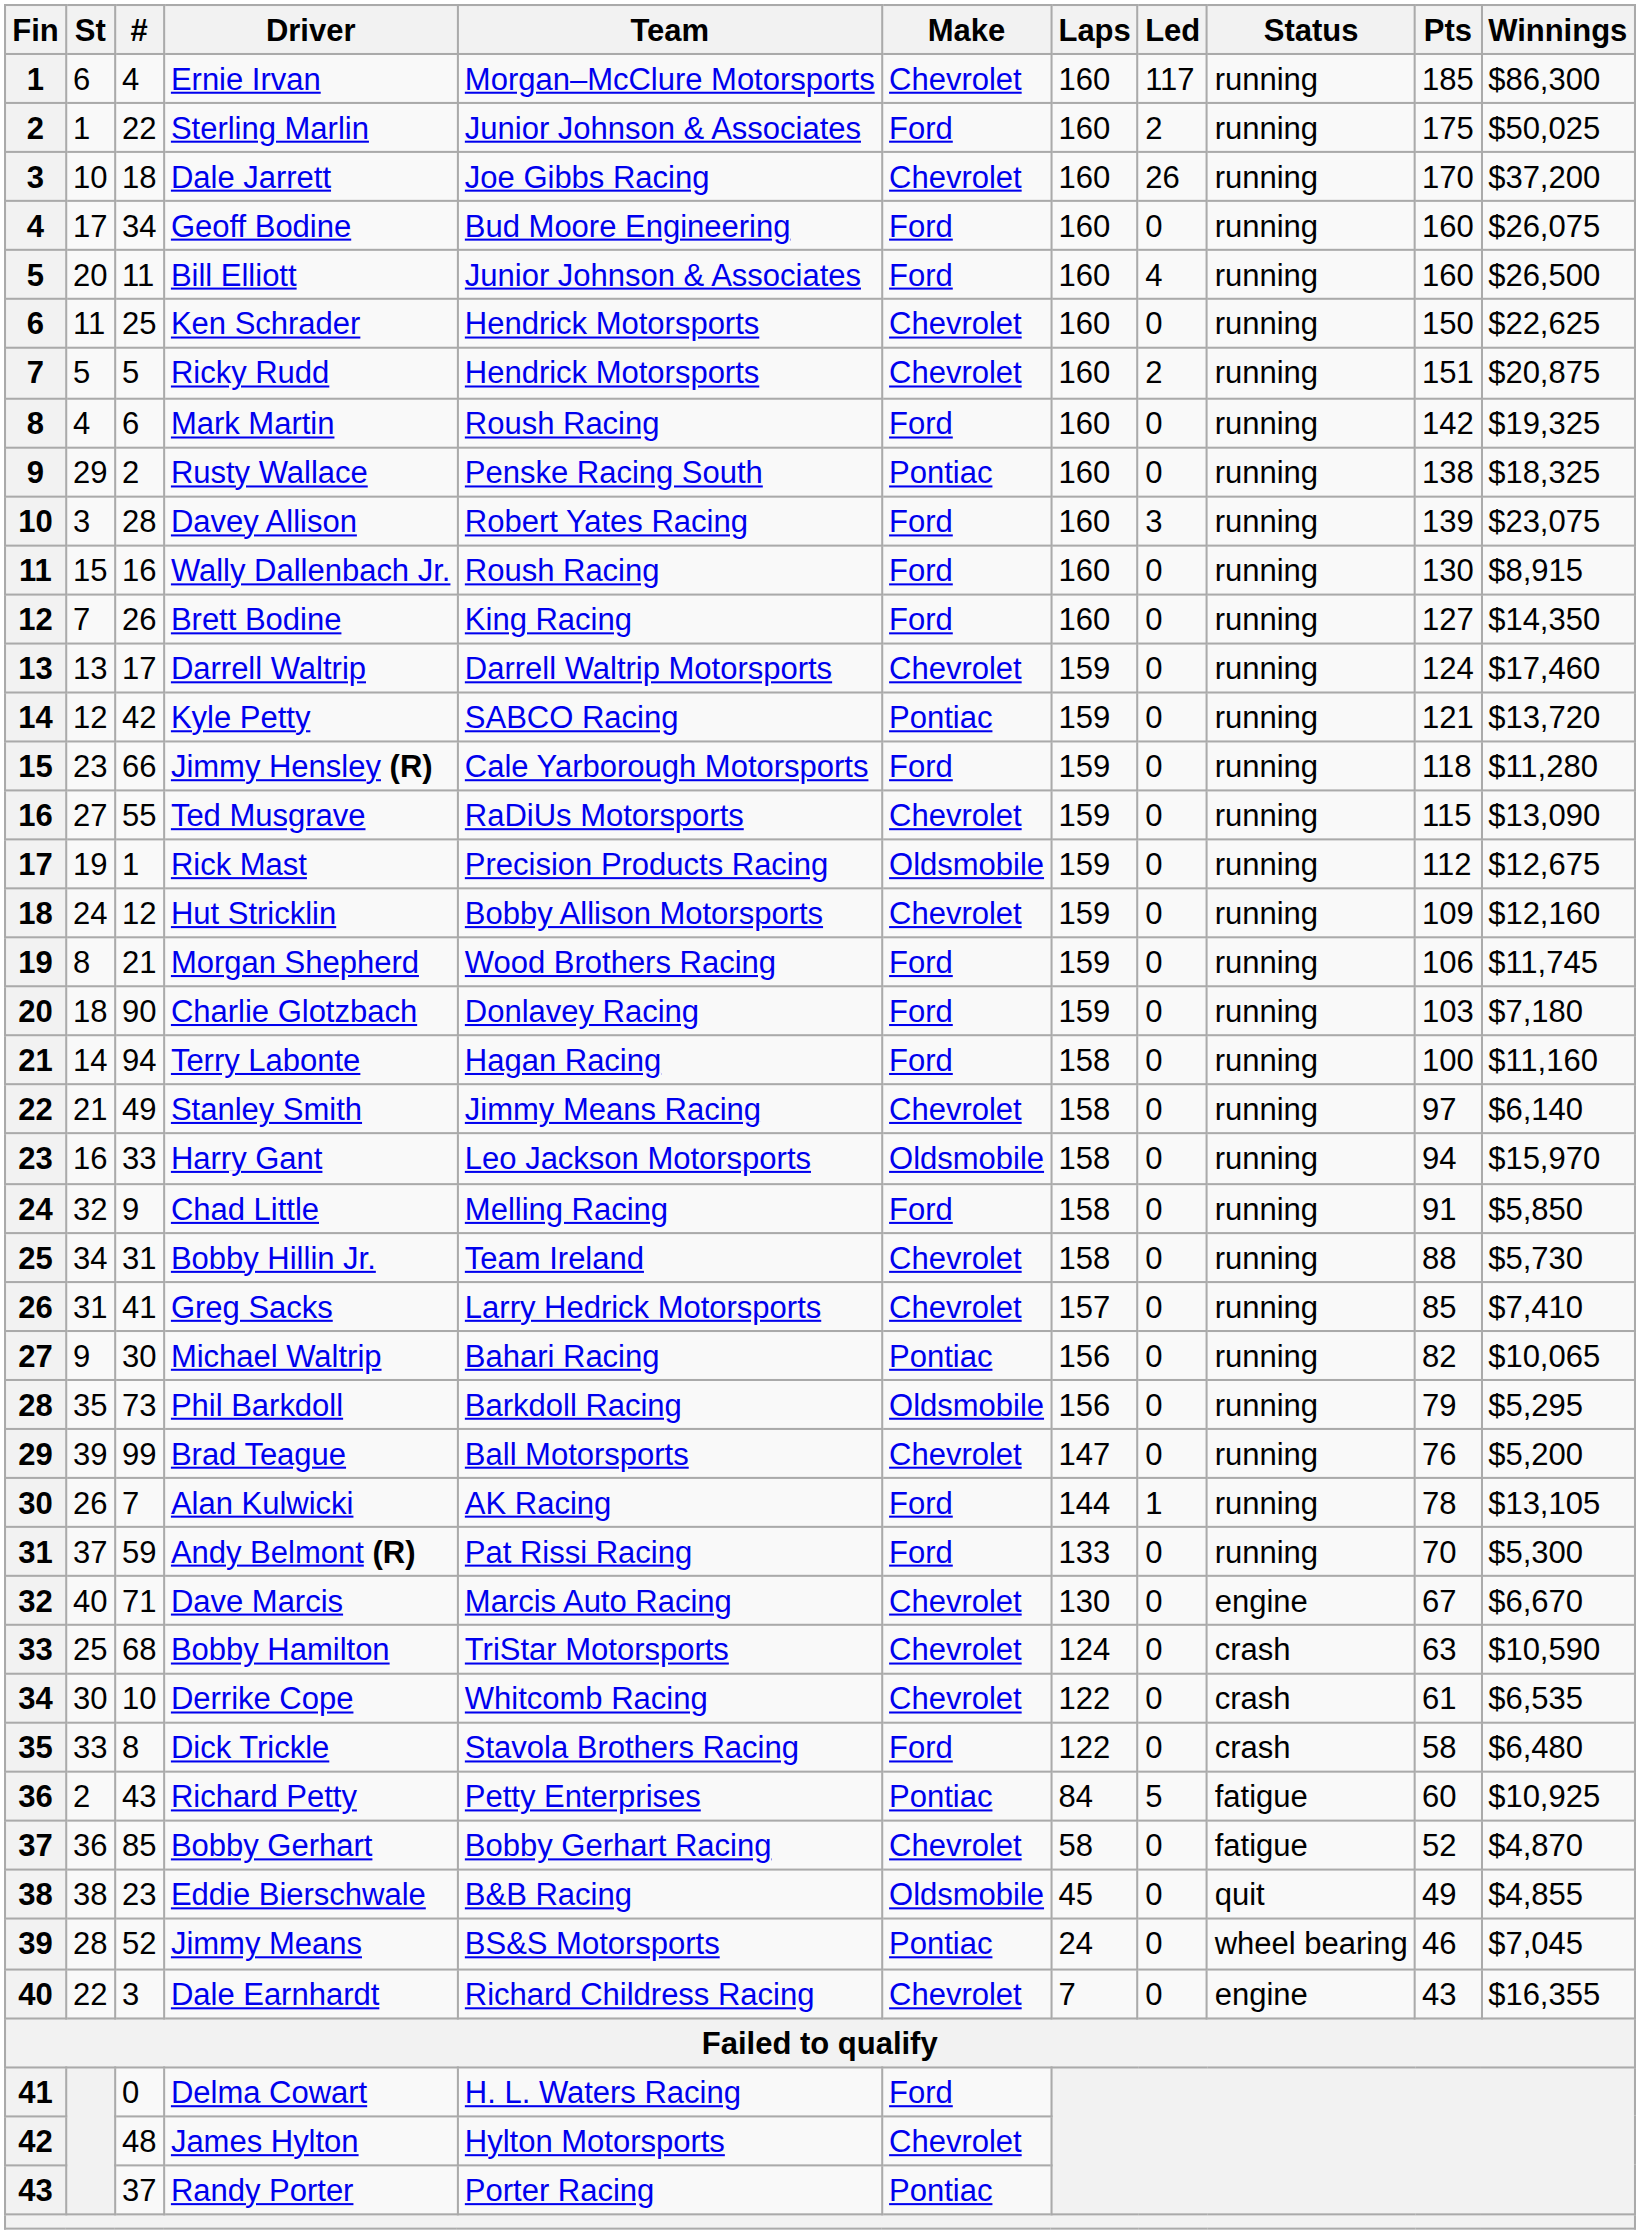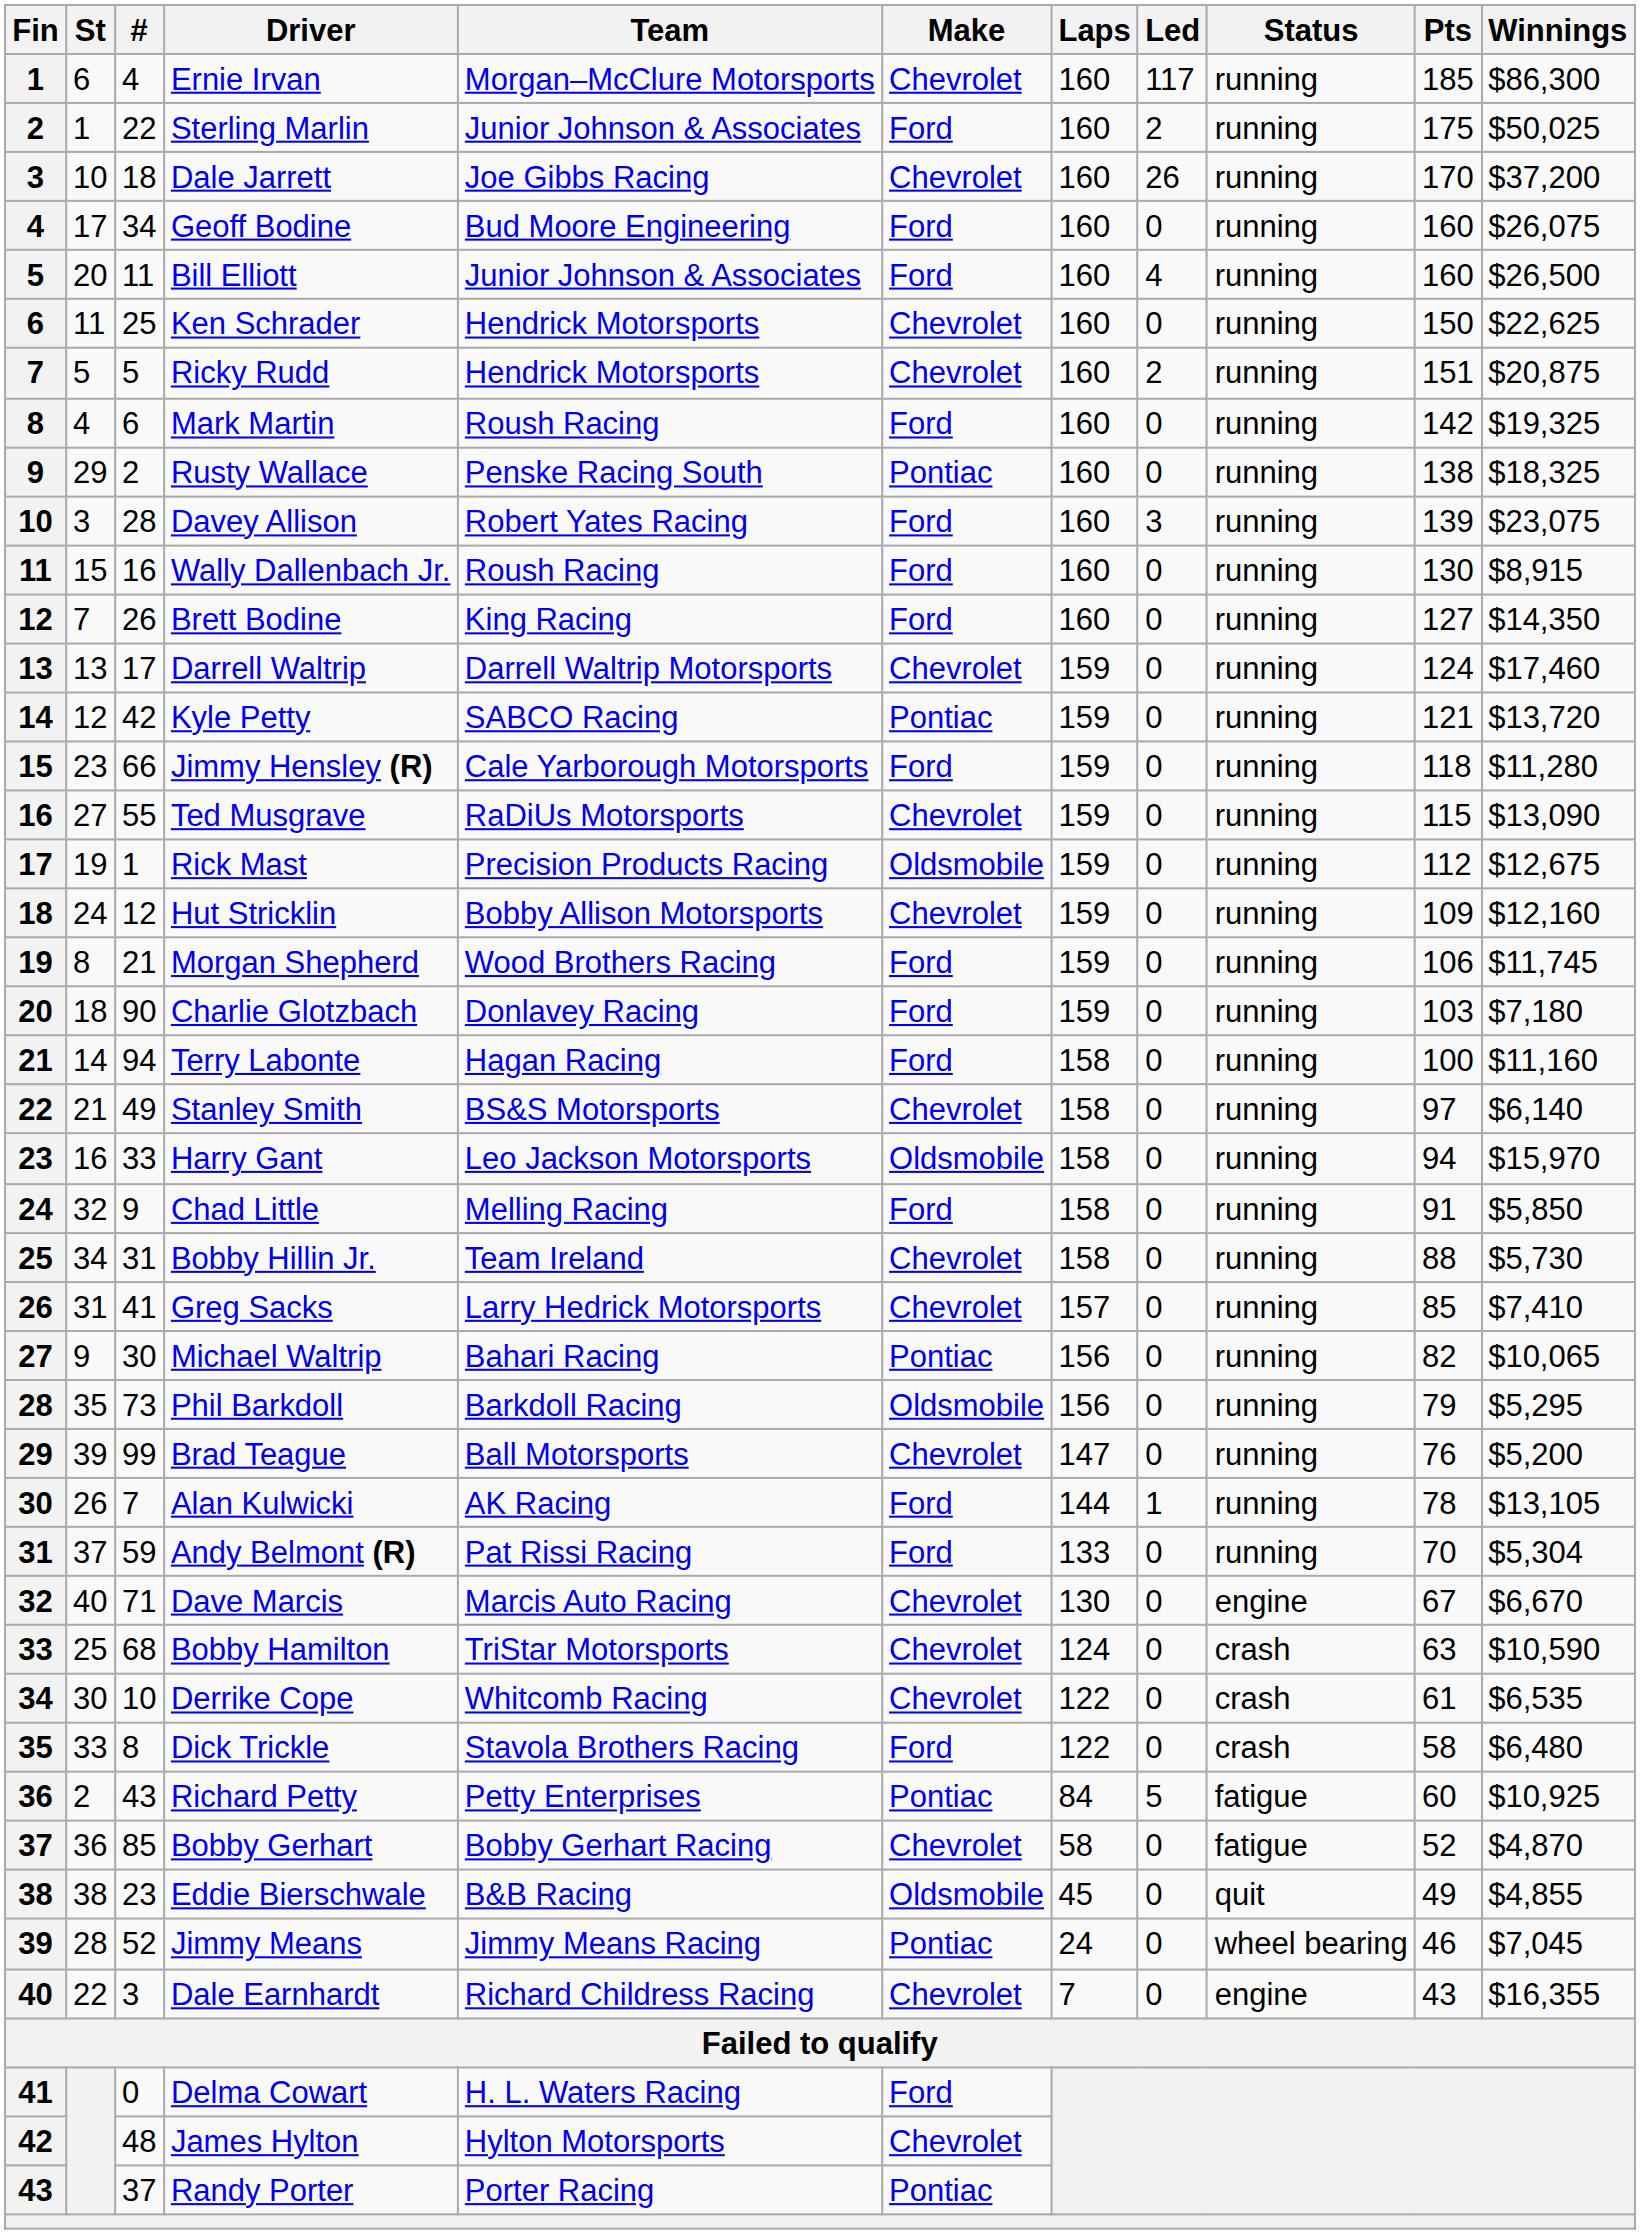(613, 1110) Jimmy Means Racing -> (592, 1110) BS&S Motorsports
(1536, 1551) $5,300 -> (1536, 1551) $5,304
(592, 1944) BS&S Motorsports -> (613, 1944) Jimmy Means Racing
